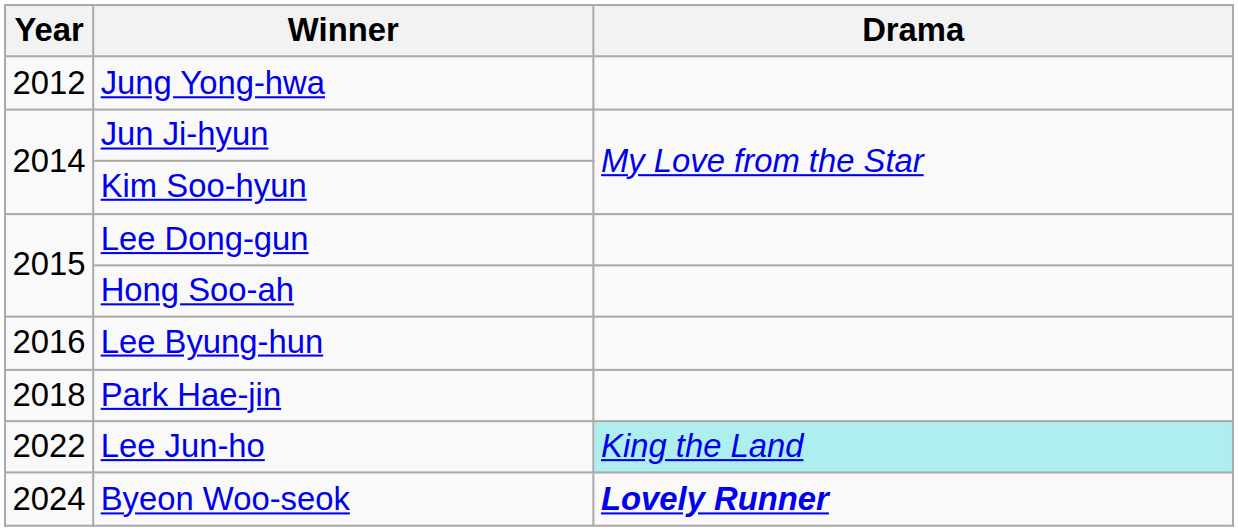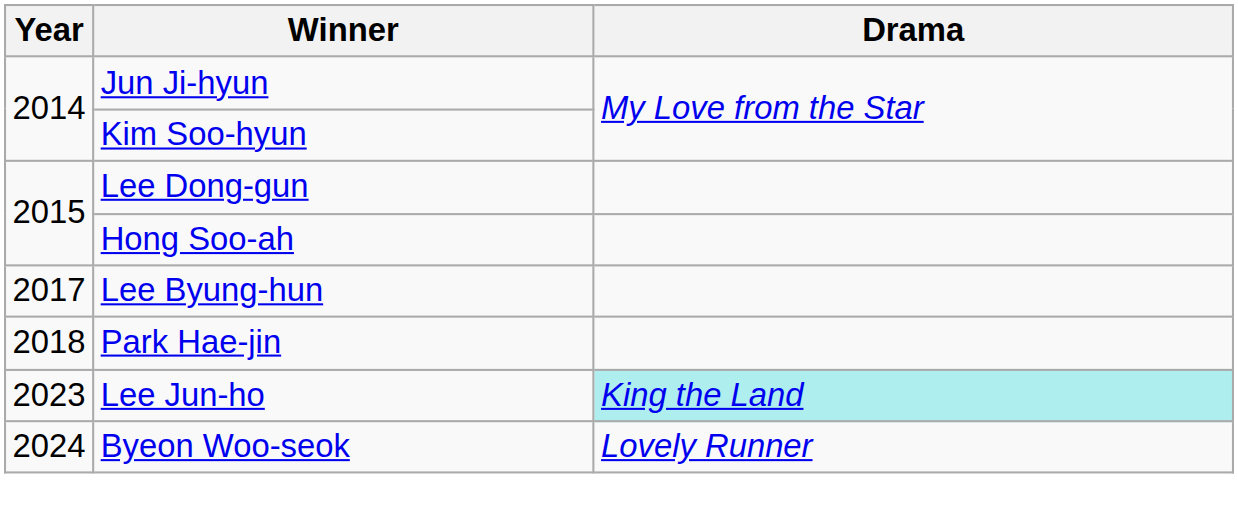- row: (213, 82)
(49, 342) 2016 -> (49, 290) 2017
(49, 446) 2022 -> (49, 394) 2023
(715, 498) bold -> (707, 446) normal
